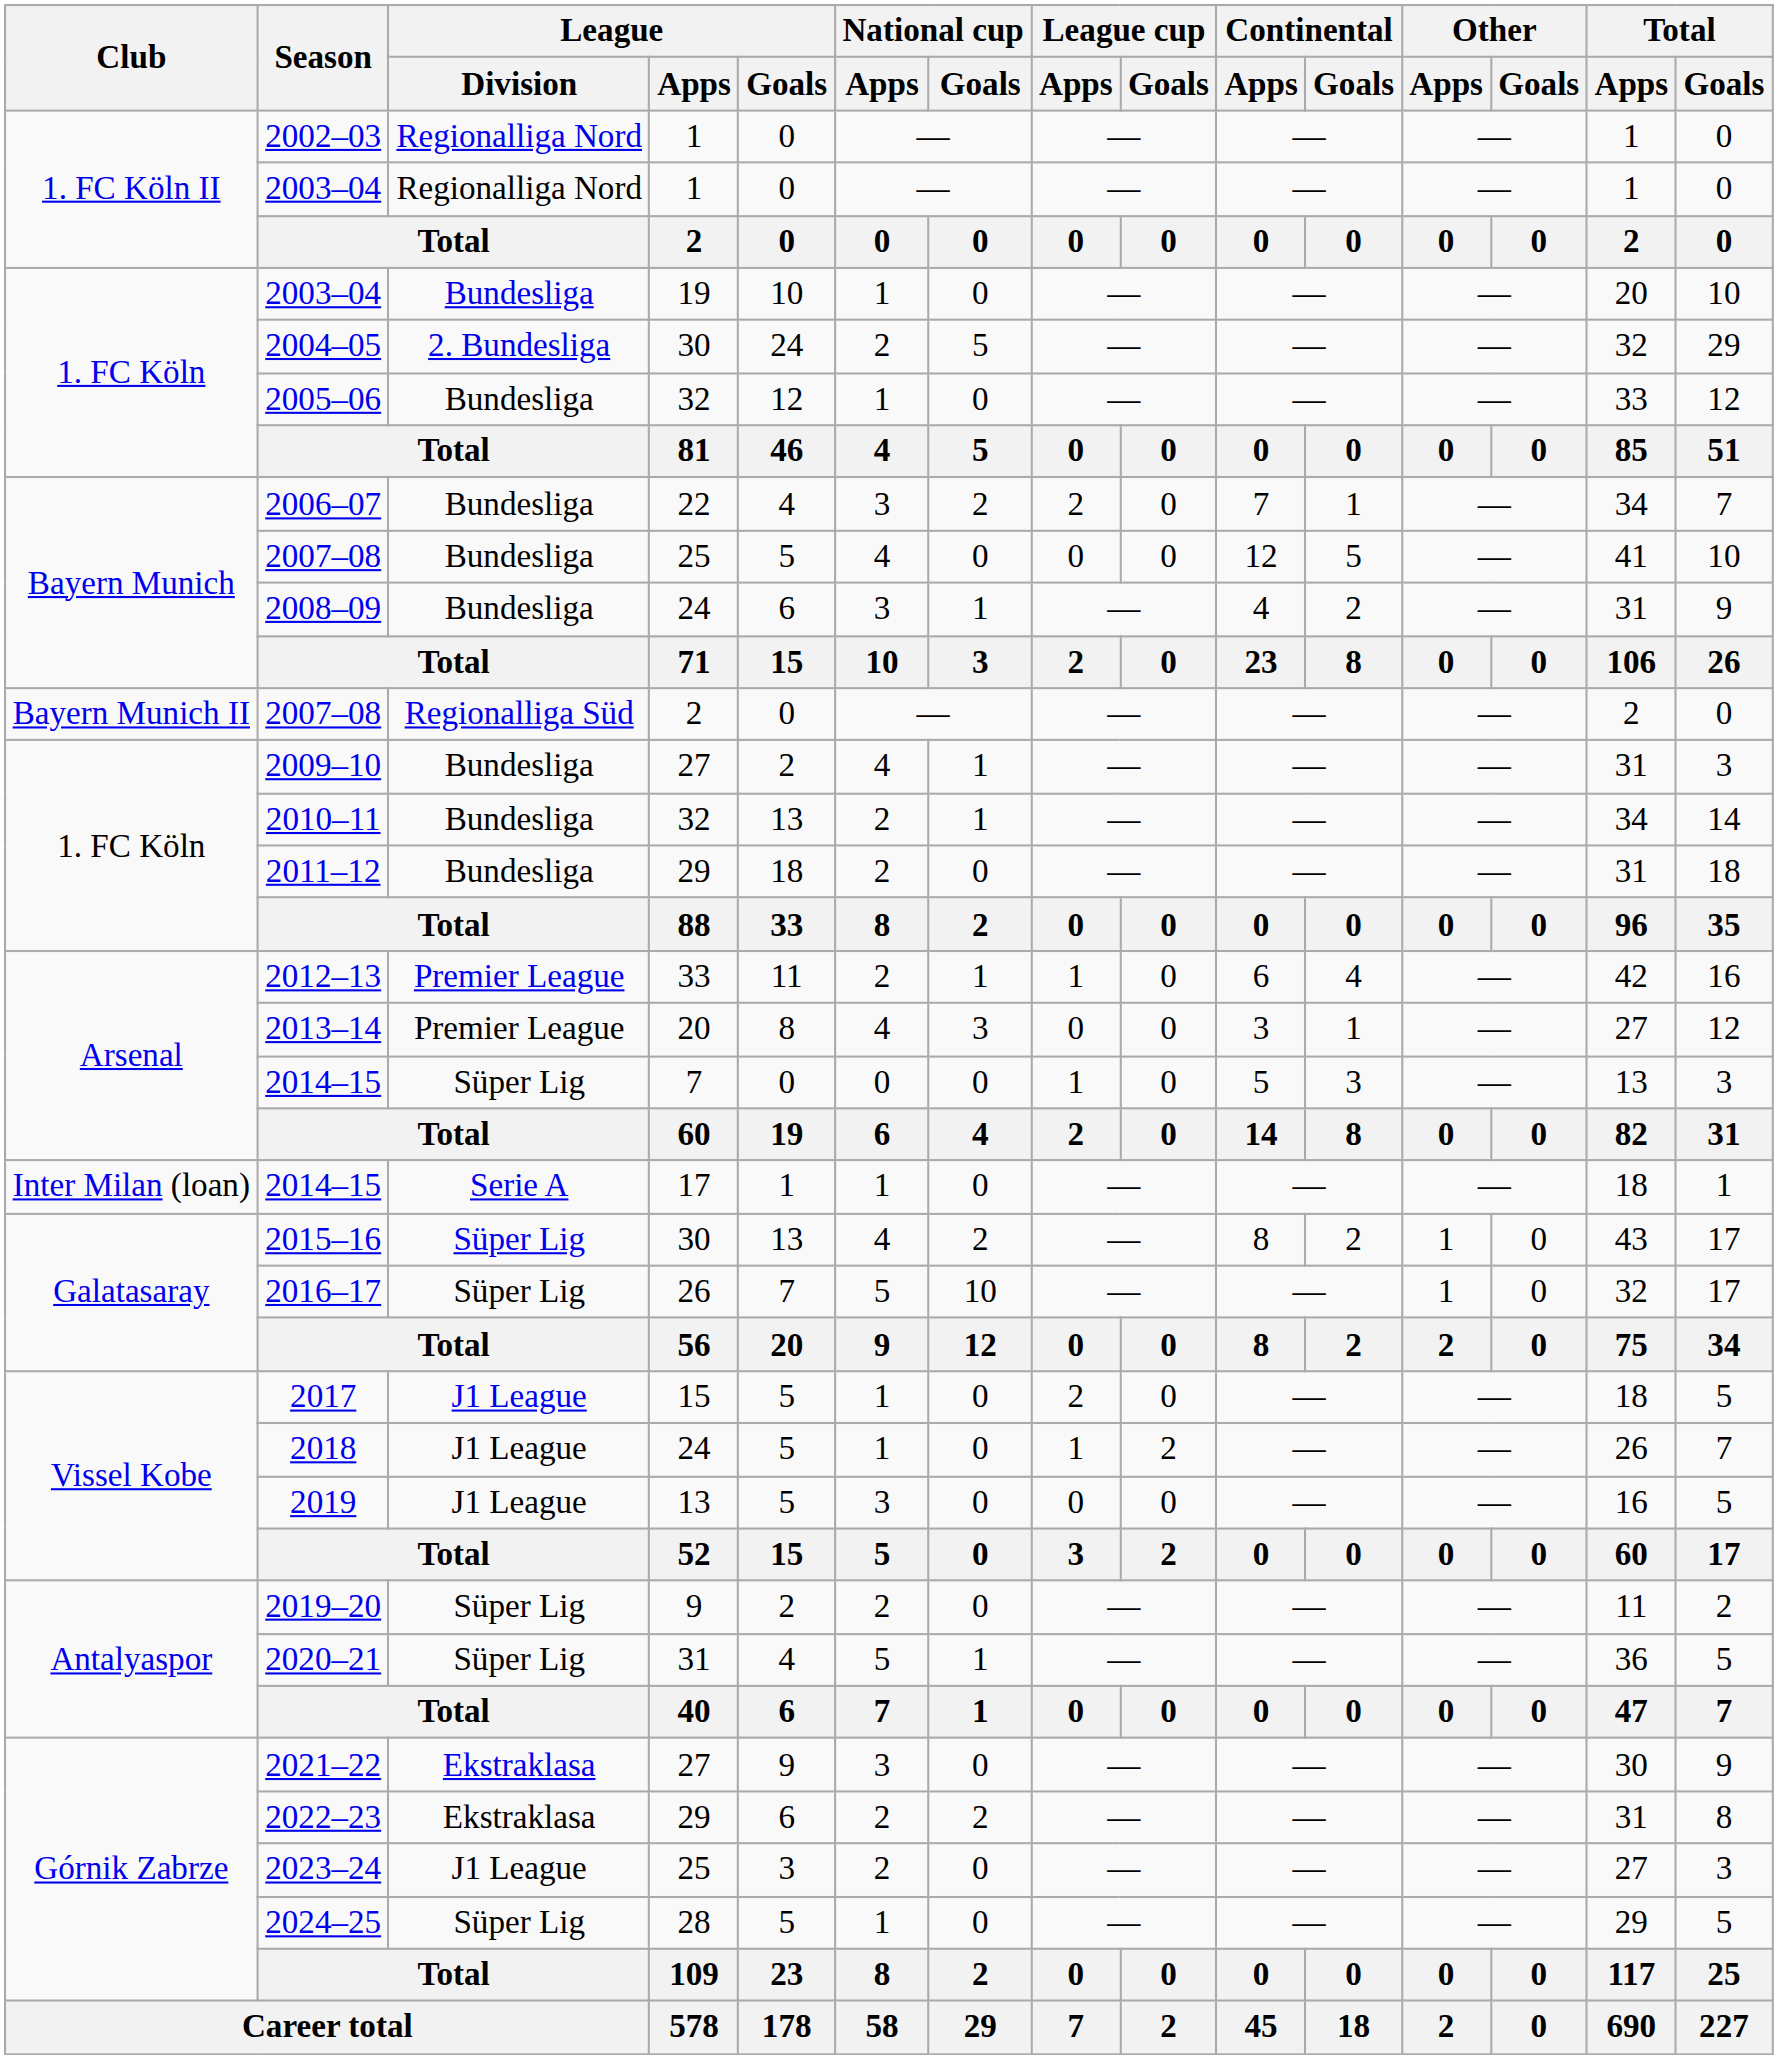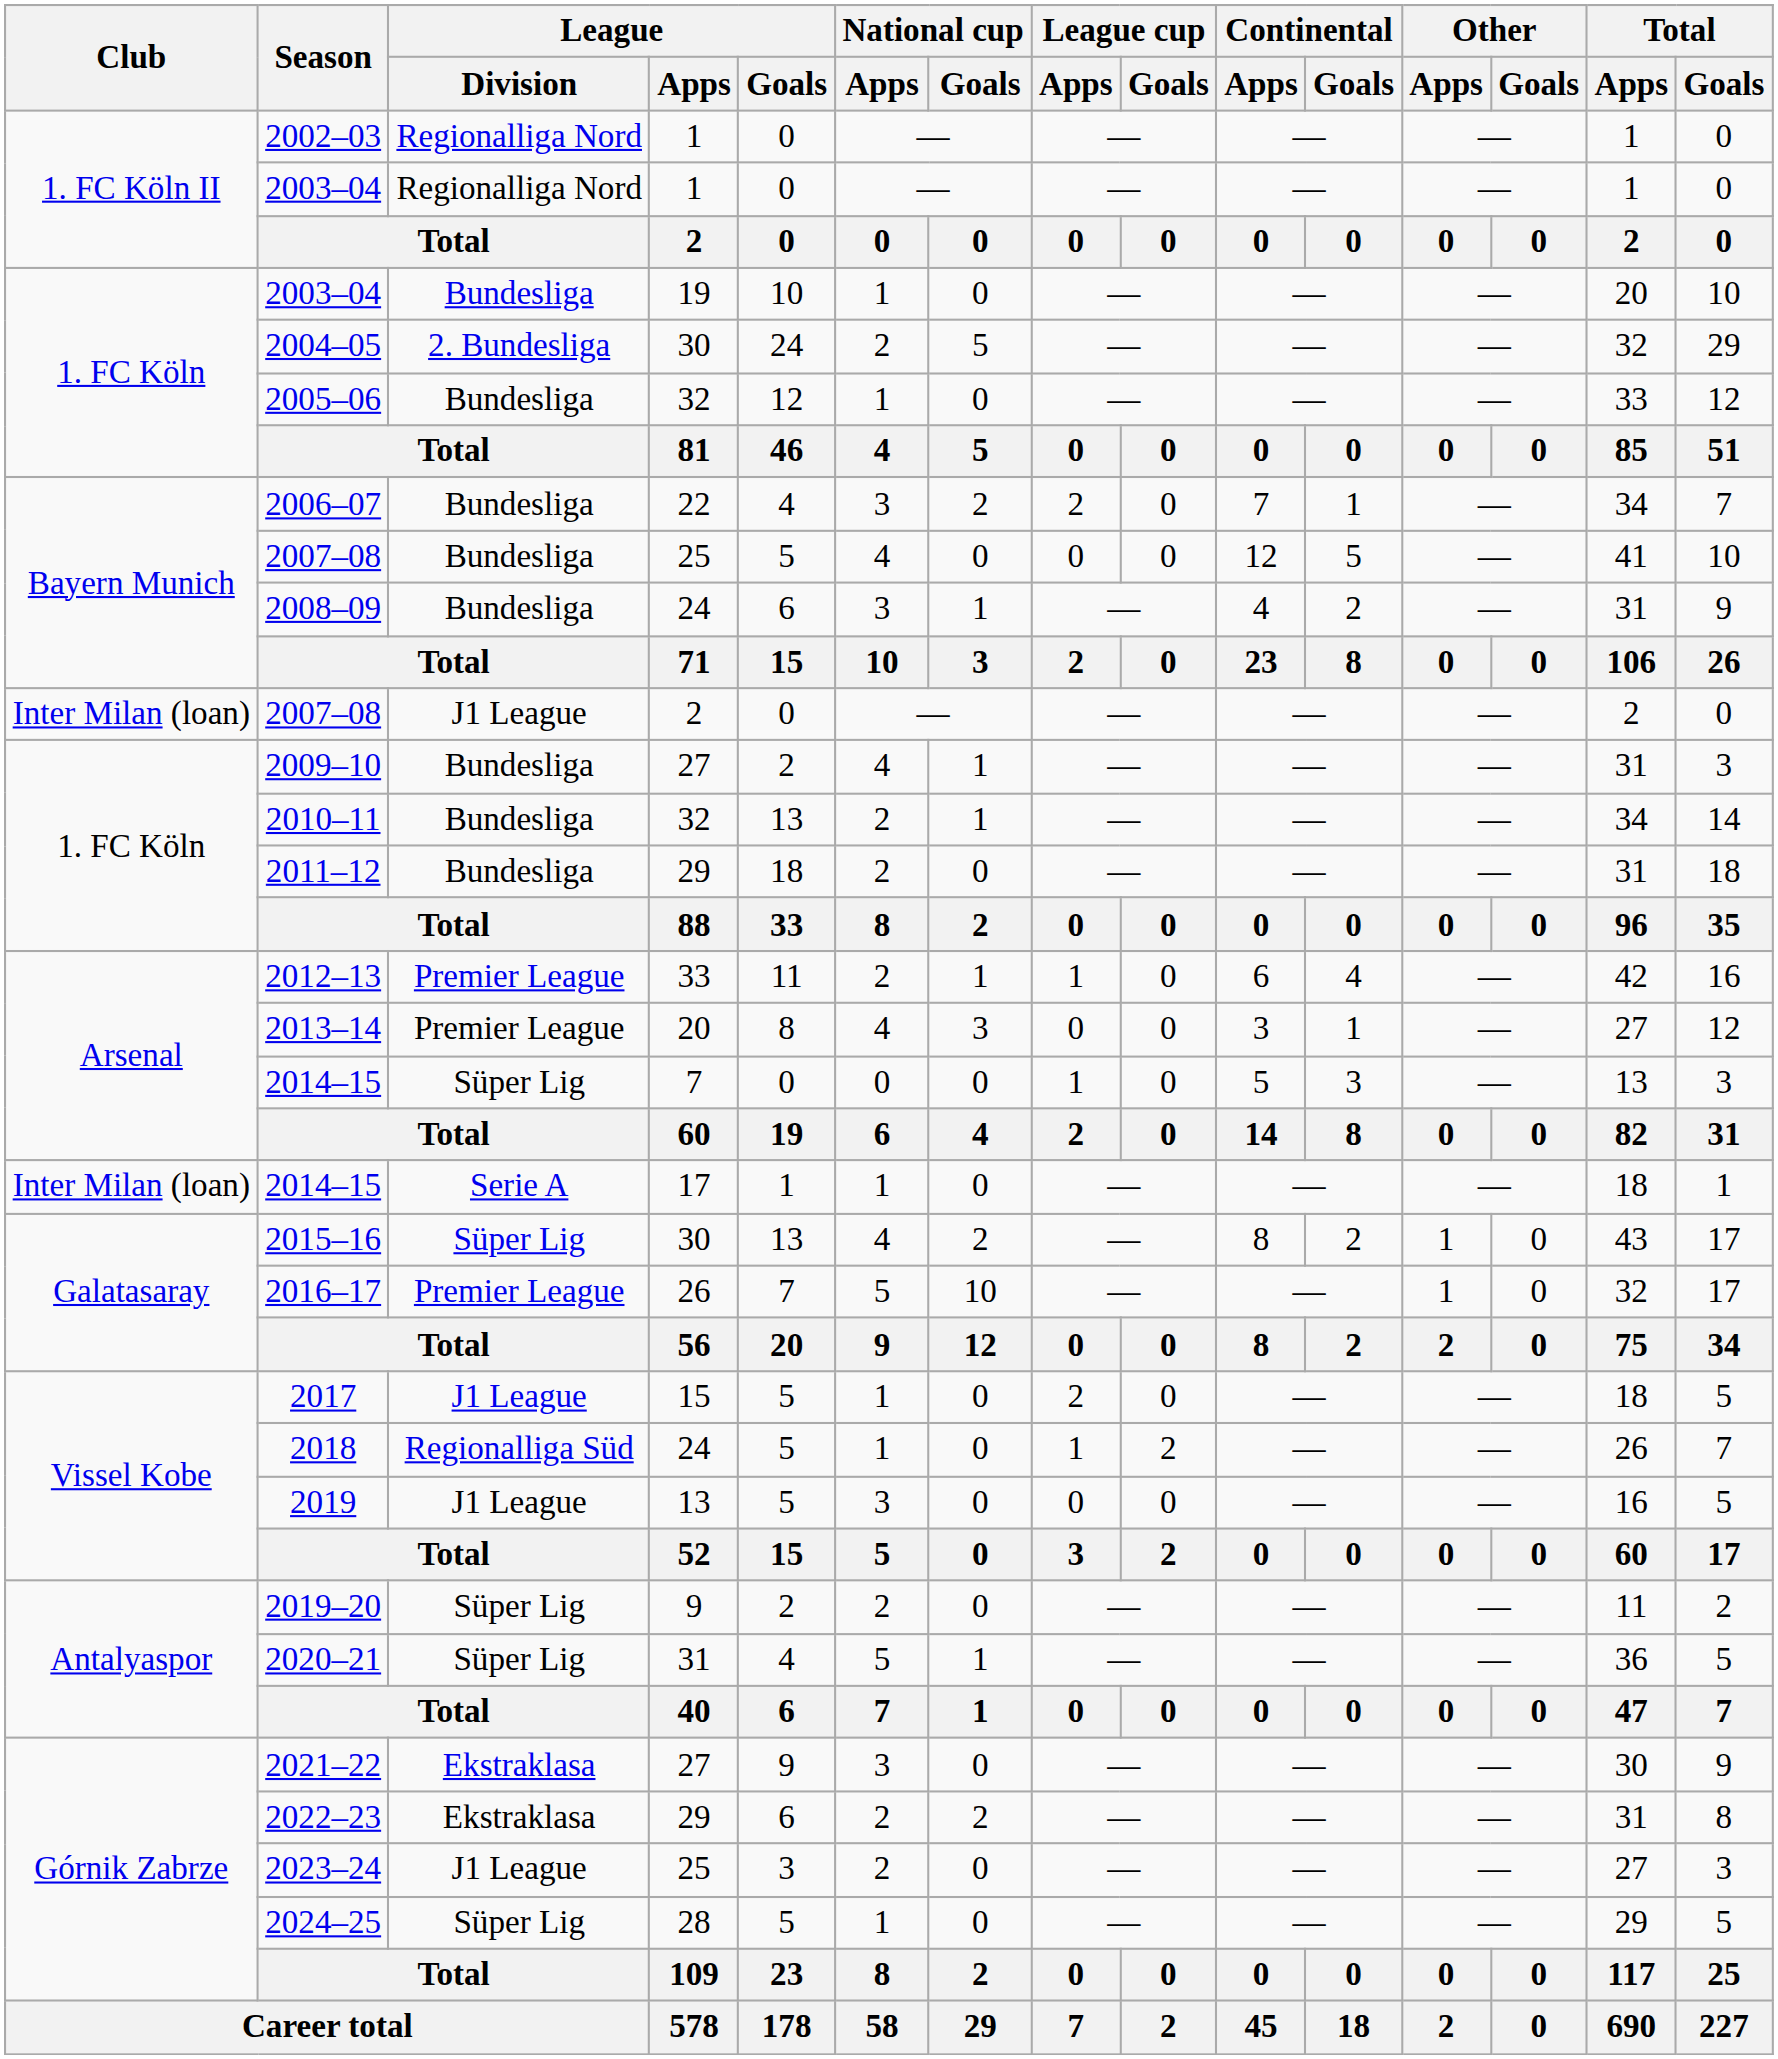(131, 713) Bayern Munich II -> (131, 713) Inter Milan (loan)
(519, 713) Regionalliga Süd -> (519, 713) J1 League
(519, 1291) Süper Lig -> (519, 1291) Premier League
(519, 1448) J1 League -> (519, 1448) Regionalliga Süd
